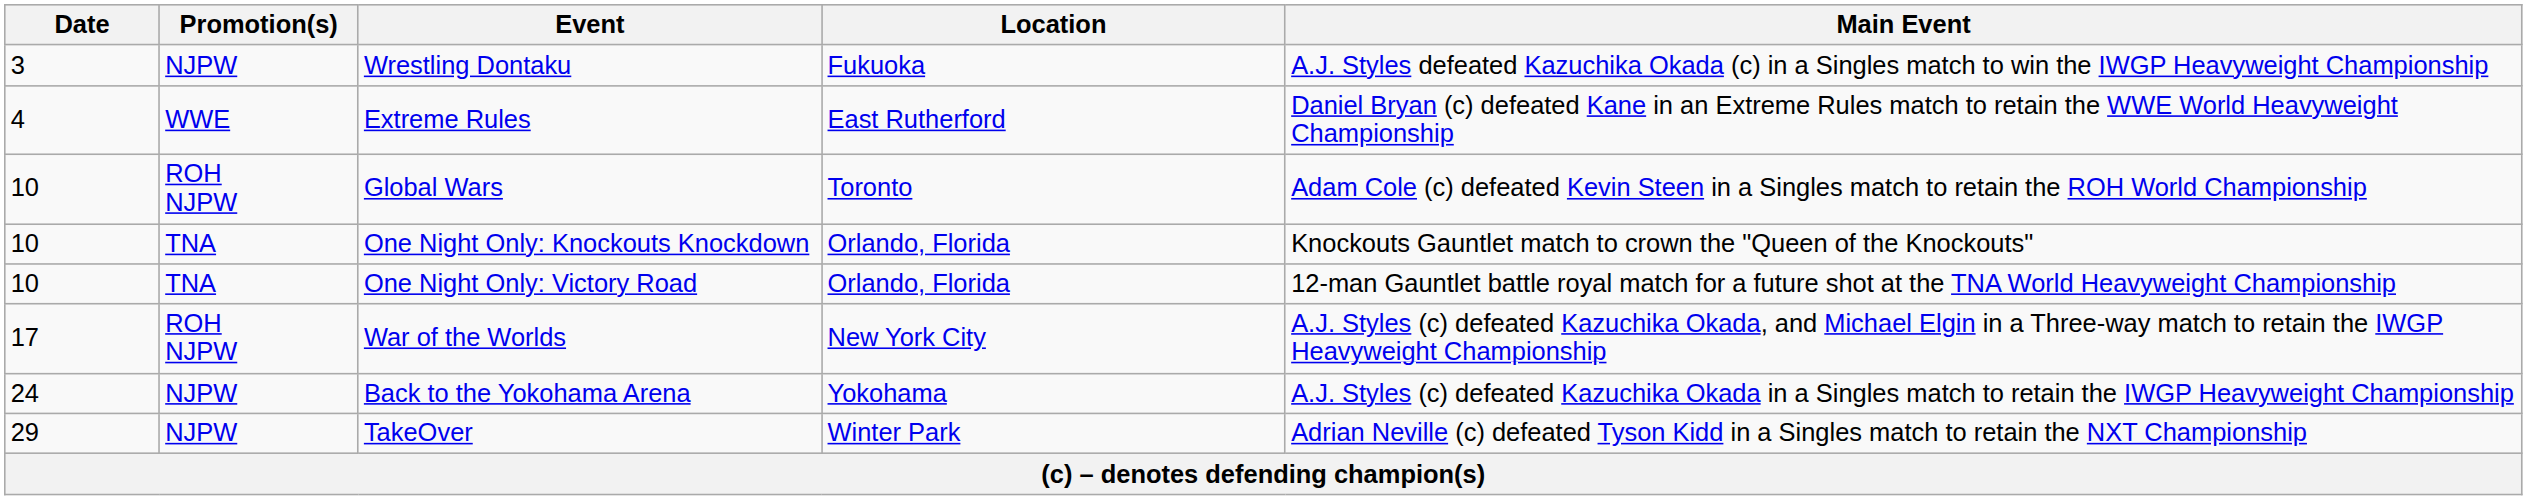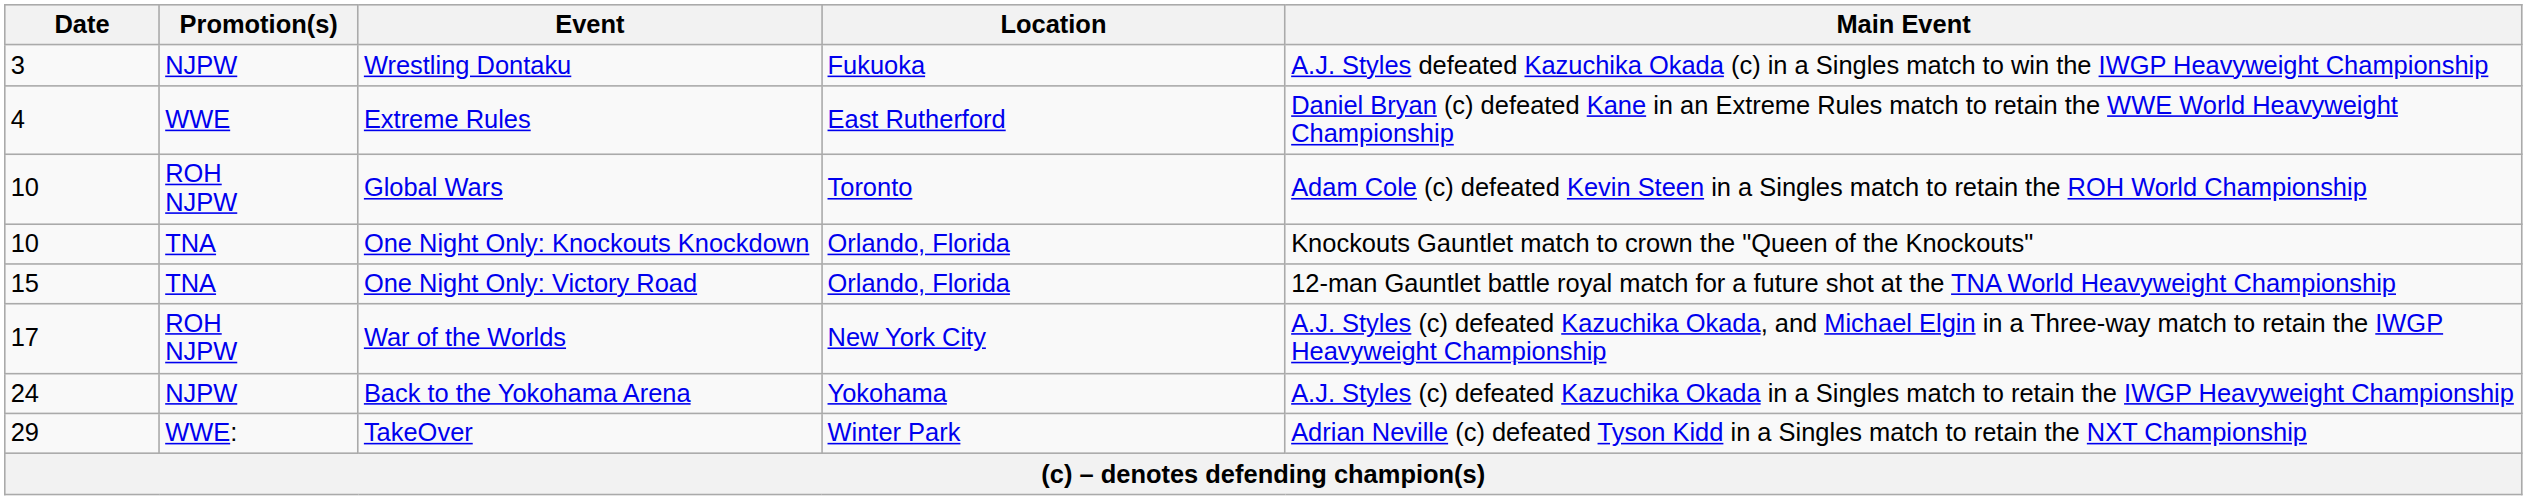(25, 283) 10 -> (25, 283) 15
(201, 433) NJPW -> (201, 433) WWE:
